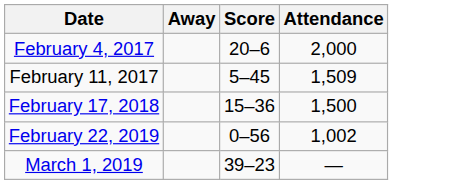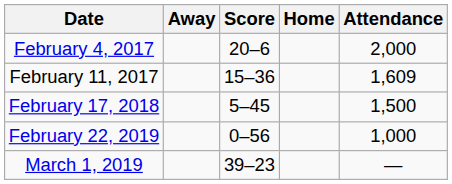+ column: (309, 19)
(249, 77) 5–45 -> (249, 77) 15–36
(334, 77) 1,509 -> (393, 77) 1,609
(249, 106) 15–36 -> (249, 106) 5–45
(334, 135) 1,002 -> (393, 135) 1,000
